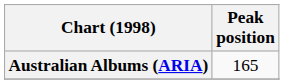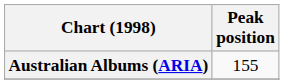(245, 65) 165 -> (245, 65) 155
